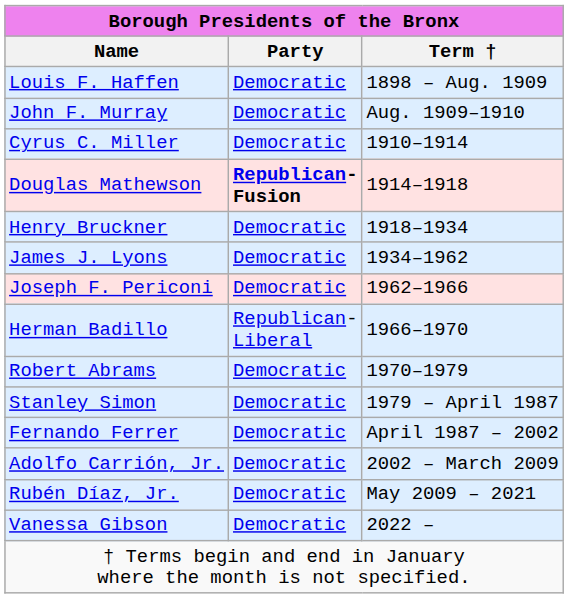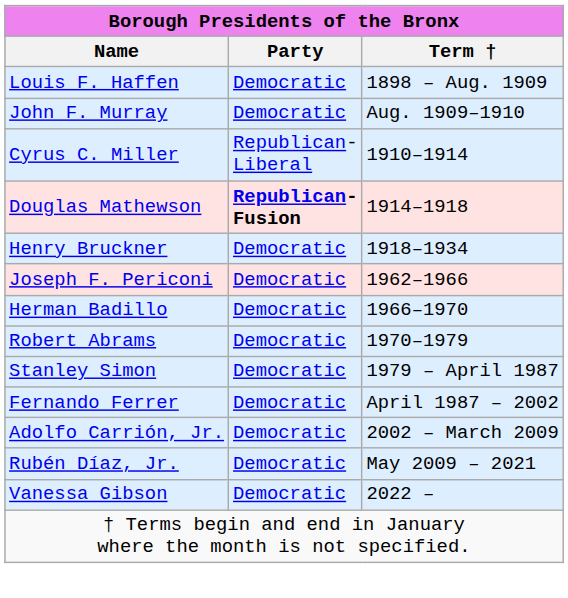(290, 144) Democratic -> (295, 155) Republican- Liberal
- row: (88, 258)
(295, 330) Republican- Liberal -> (290, 310) Democratic
